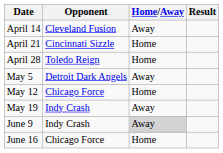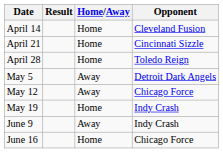columns swapped: (86, 12) <-> (202, 12)
(143, 28) Away -> (90, 28) Home
(144, 92) Home -> (89, 92) Away
(143, 108) Away -> (90, 108) Home
(143, 124) lightgrey background -> (89, 124) no background
